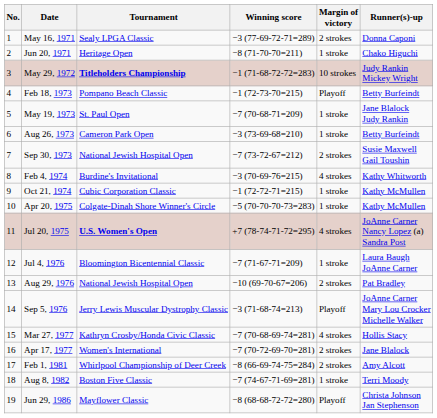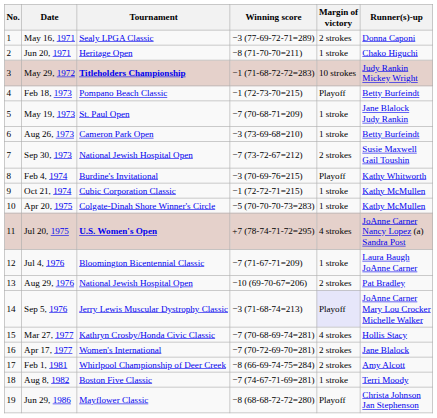(335, 175) 4 strokes -> (332, 175) Playoff
(332, 309) no background -> (332, 309) lavender background
